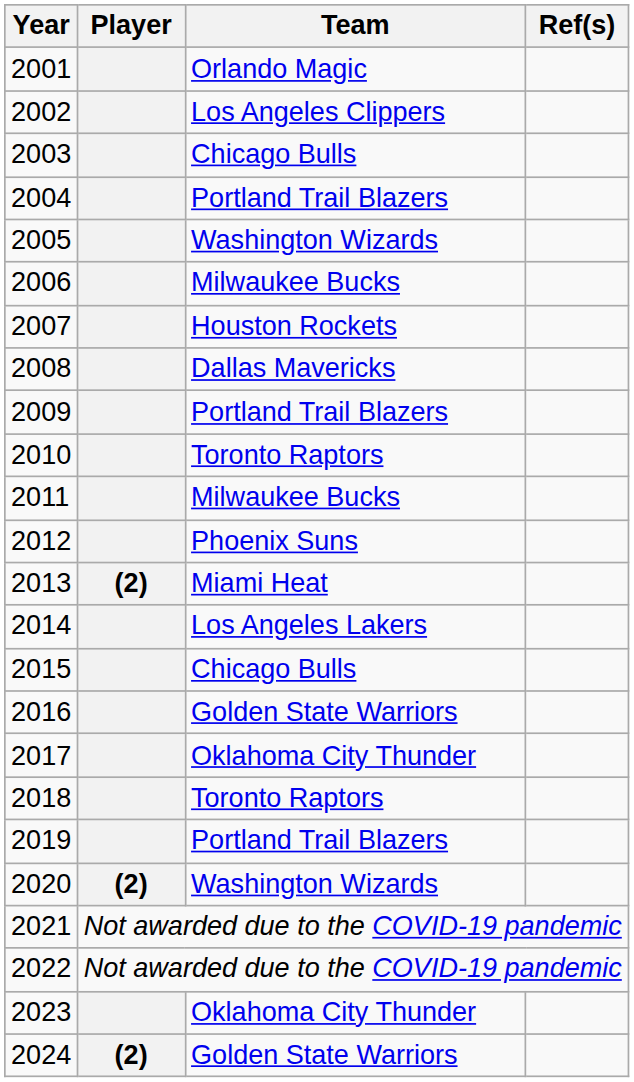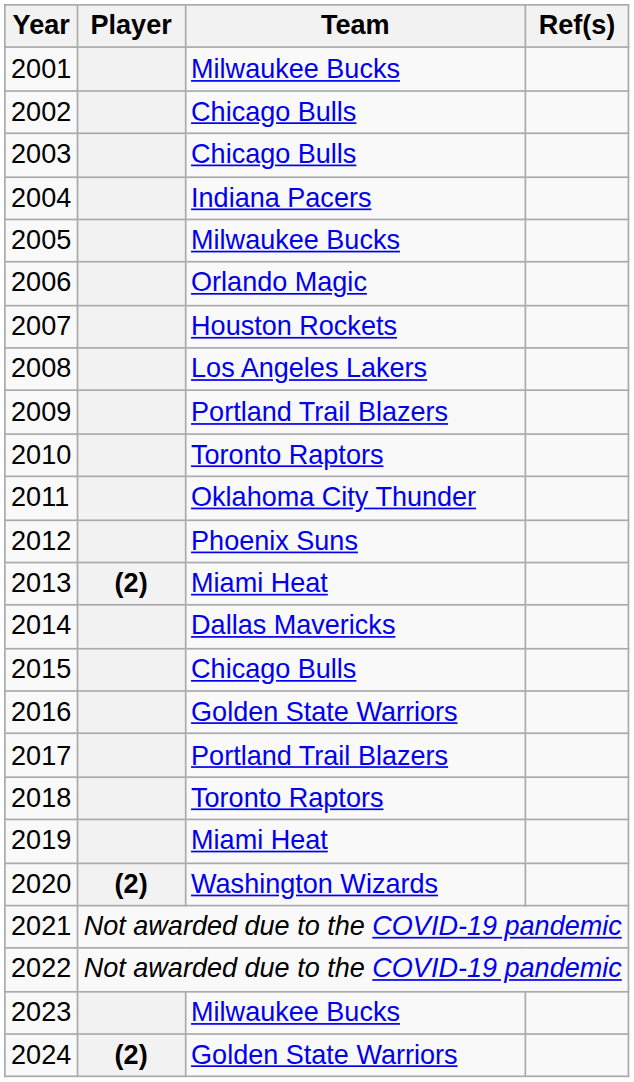(279, 68) Orlando Magic -> (296, 68) Milwaukee Bucks
(318, 111) Los Angeles Clippers -> (274, 111) Chicago Bulls
(320, 197) Portland Trail Blazers -> (281, 197) Indiana Pacers
(315, 240) Washington Wizards -> (296, 240) Milwaukee Bucks
(296, 283) Milwaukee Bucks -> (279, 283) Orlando Magic
(293, 369) Dallas Mavericks -> (309, 369) Los Angeles Lakers
(296, 497) Milwaukee Bucks -> (334, 497) Oklahoma City Thunder
(309, 626) Los Angeles Lakers -> (293, 626) Dallas Mavericks
(334, 754) Oklahoma City Thunder -> (320, 754) Portland Trail Blazers
(320, 840) Portland Trail Blazers -> (259, 840) Miami Heat
(334, 1012) Oklahoma City Thunder -> (296, 1012) Milwaukee Bucks
